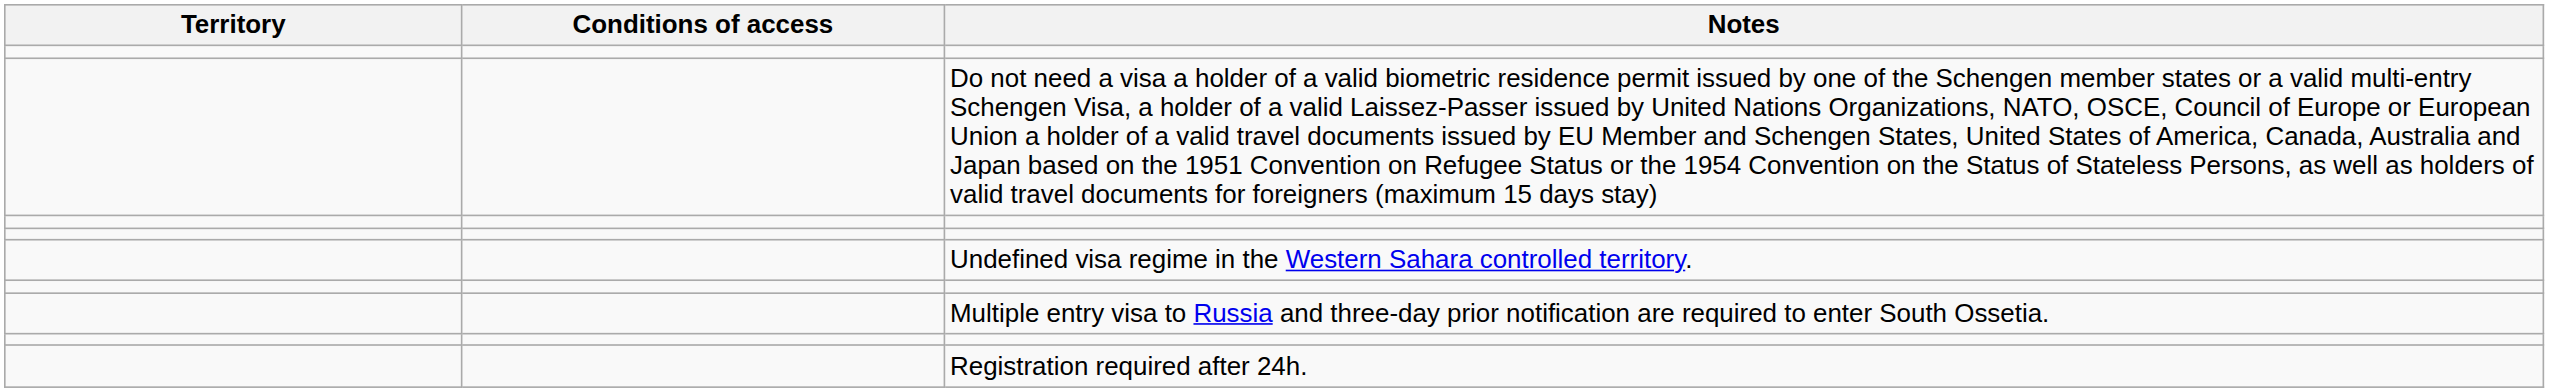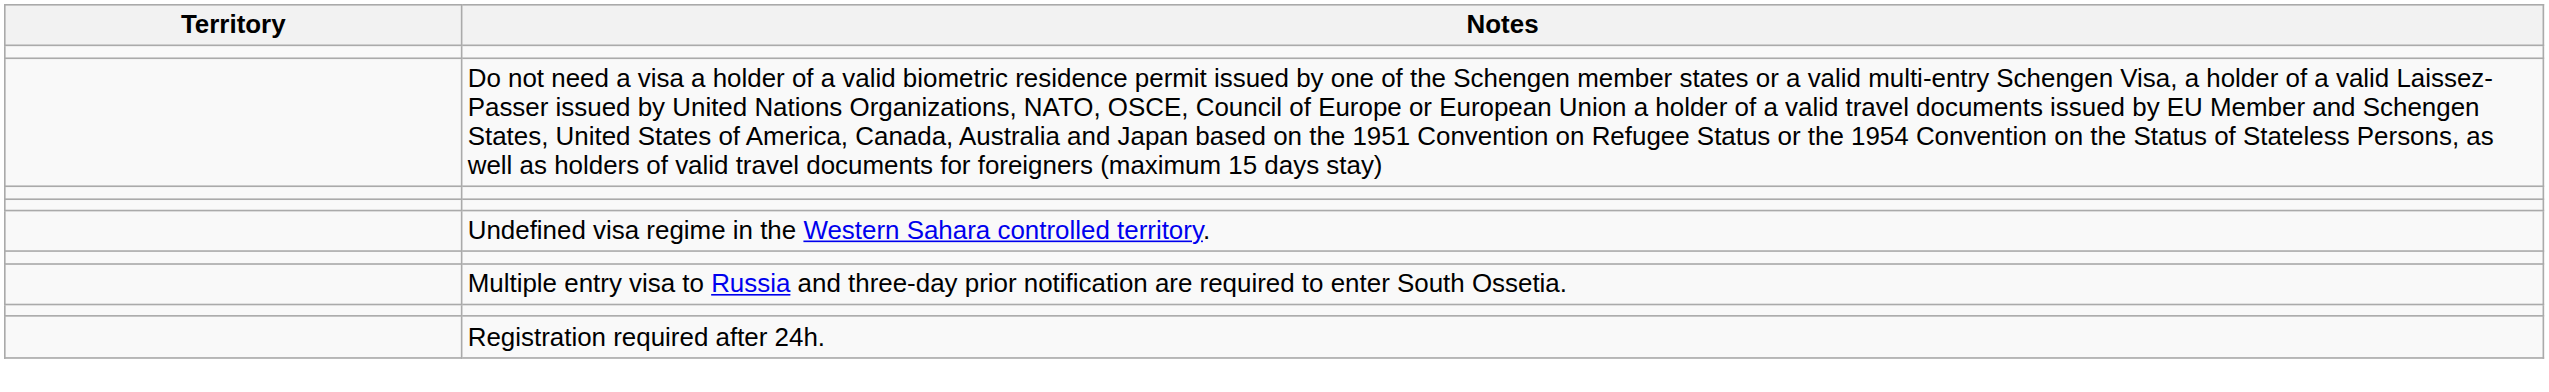- column: (703, 25)
